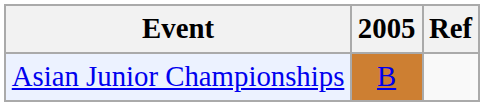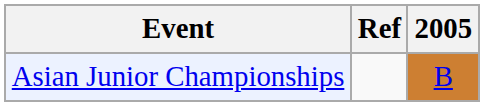columns swapped: (387, 28) <-> (450, 28)
